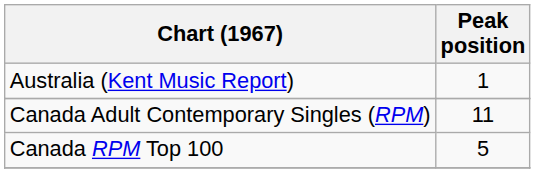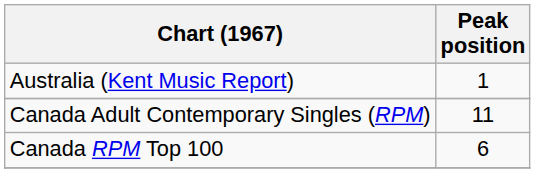(483, 149) 5 -> (483, 149) 6
